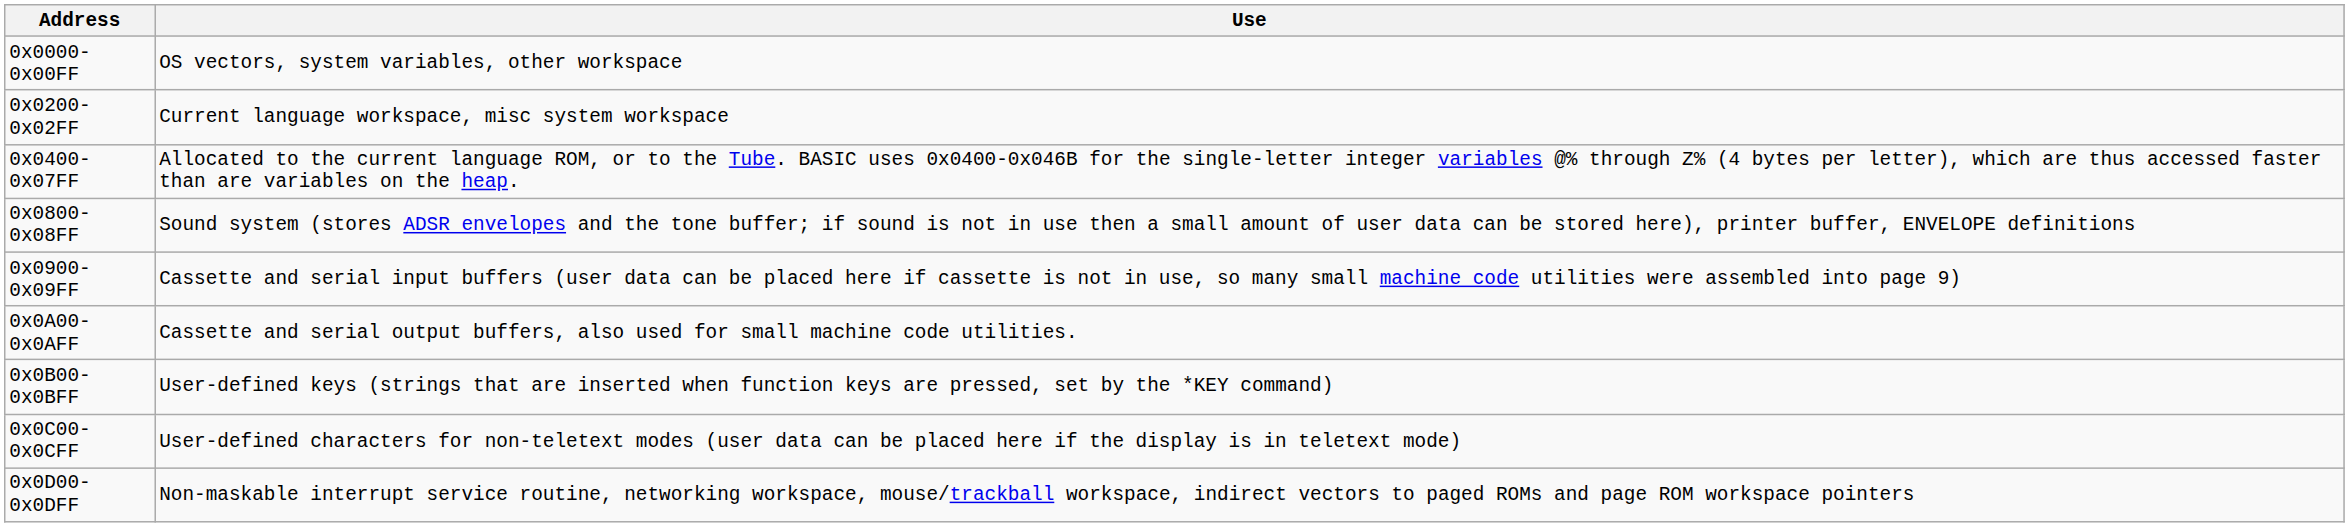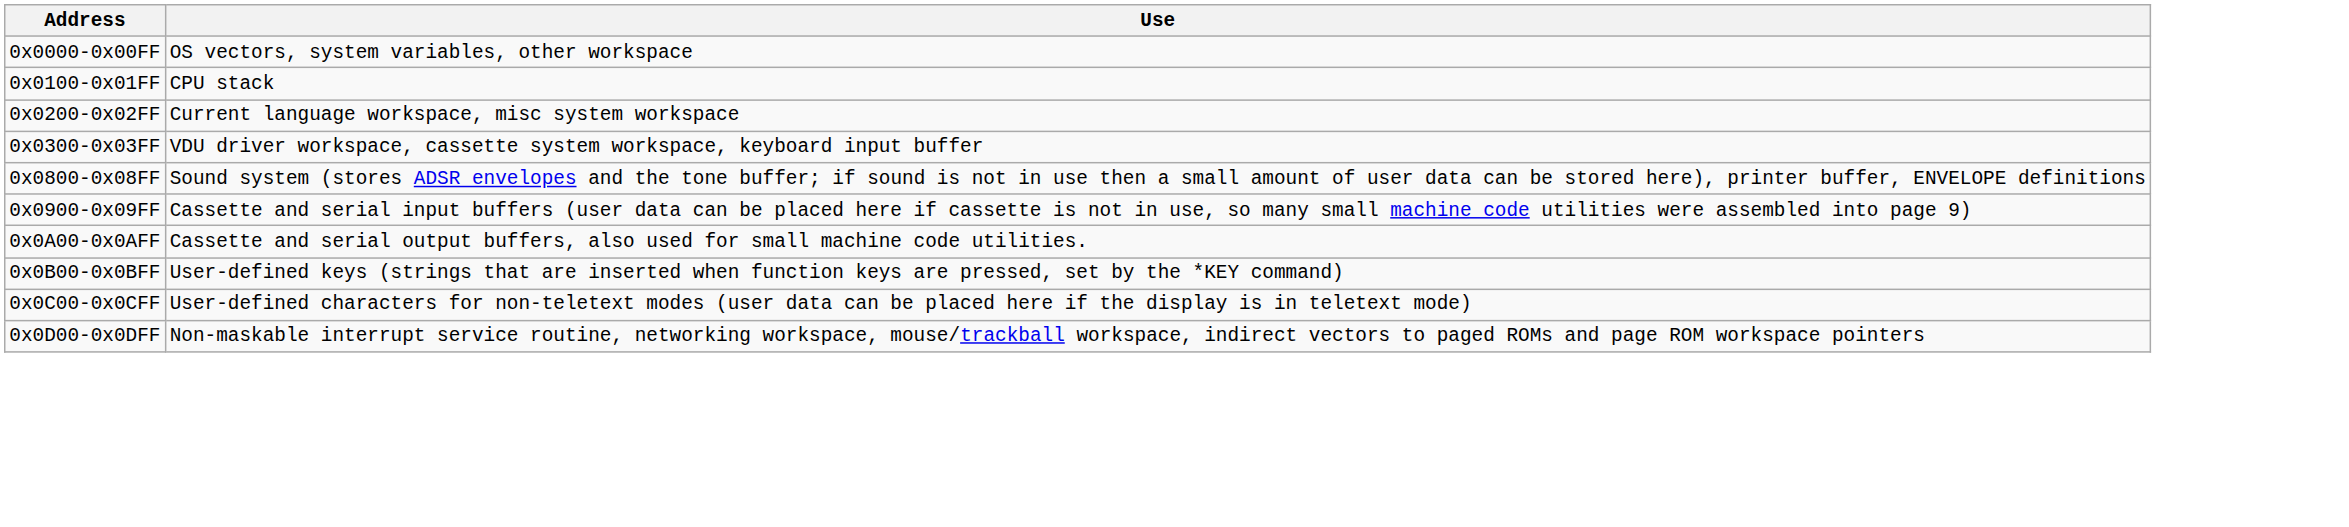+ row: (85, 84)
+ row: (85, 147)
- row: (50, 171)
